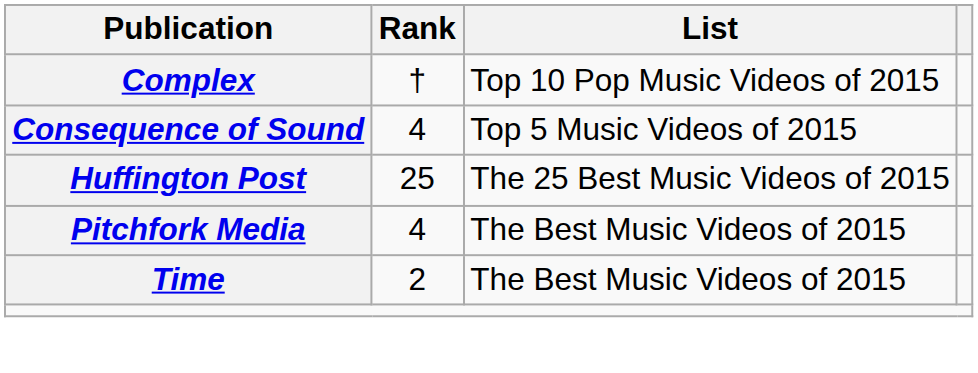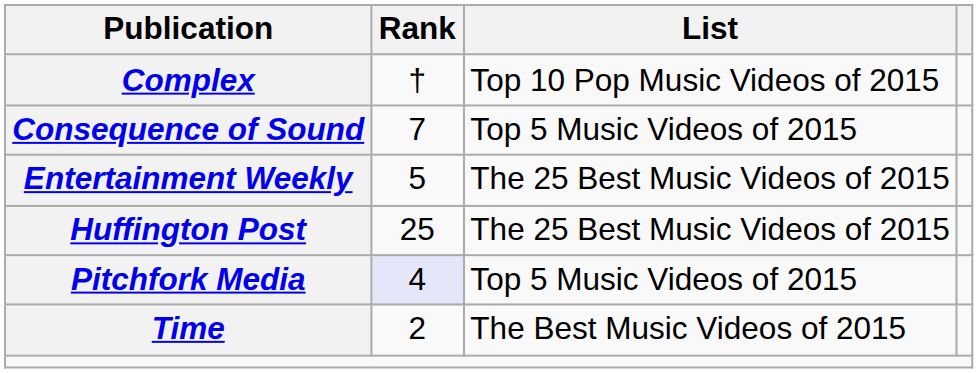(417, 129) 4 -> (417, 129) 7
+ row: (188, 179)
(417, 229) no background -> (417, 279) lavender background
(688, 229) The Best Music Videos of 2015 -> (664, 279) Top 5 Music Videos of 2015
